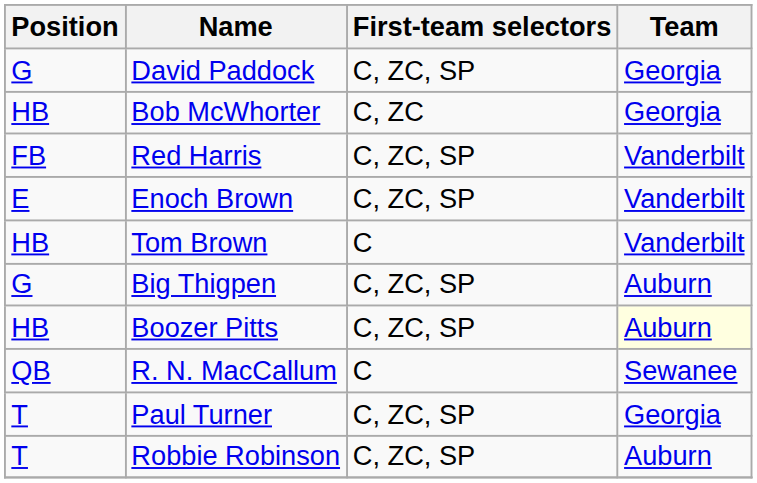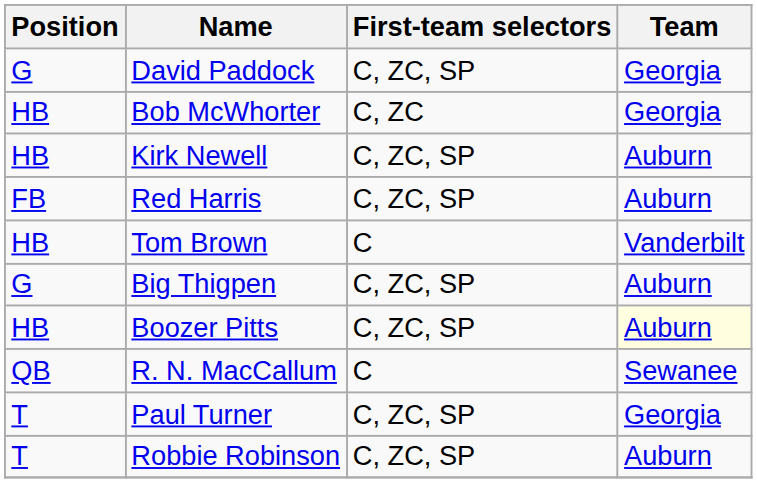+ row: (199, 156)
(684, 156) Vanderbilt -> (668, 199) Auburn
- row: (212, 199)
